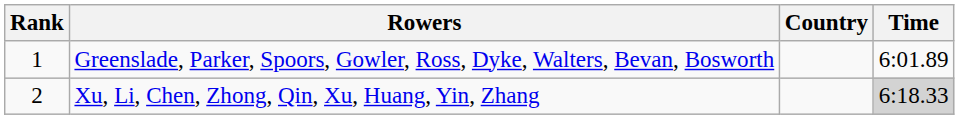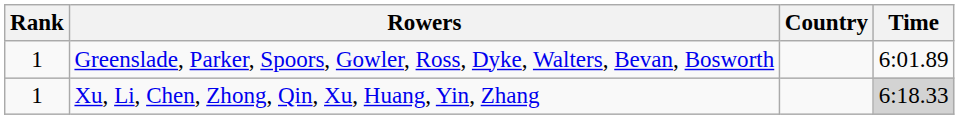(37, 95) 2 -> (37, 95) 1
